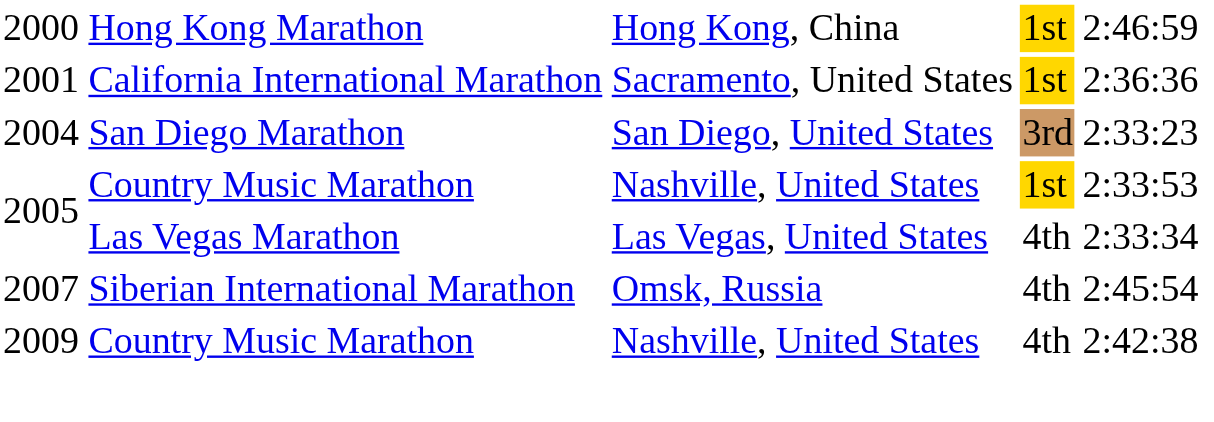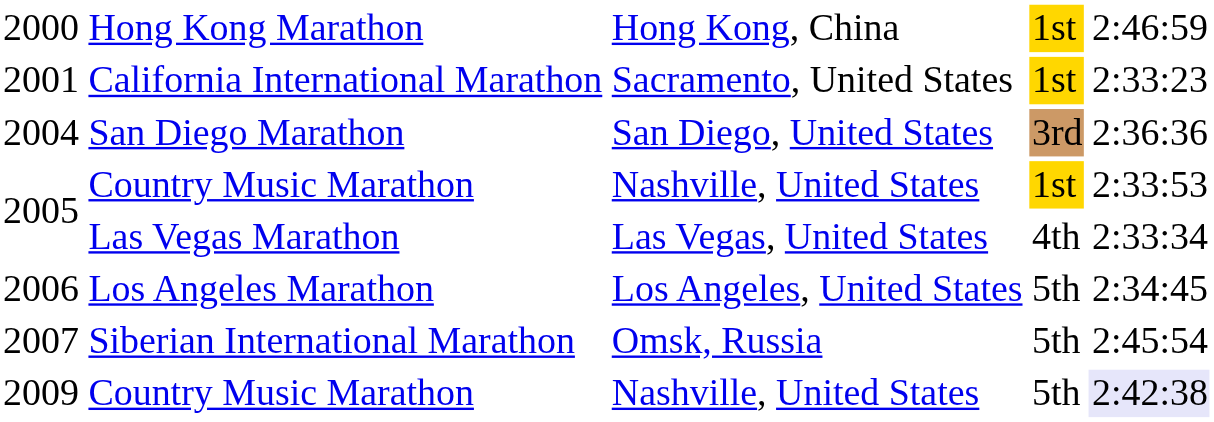(1140, 79) 2:36:36 -> (1150, 79) 2:33:23
(1140, 132) 2:33:23 -> (1150, 132) 2:36:36
+ row: (41, 288)
(1047, 288) 4th -> (1056, 340) 5th
(1047, 340) 4th -> (1056, 392) 5th
(1140, 340) no background -> (1150, 392) lavender background
